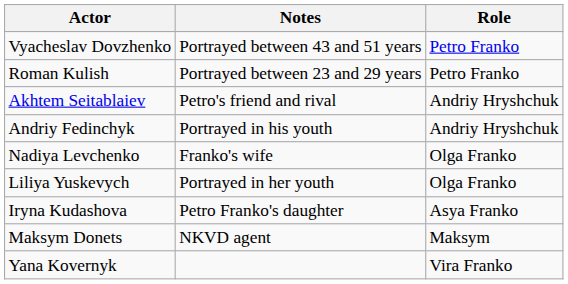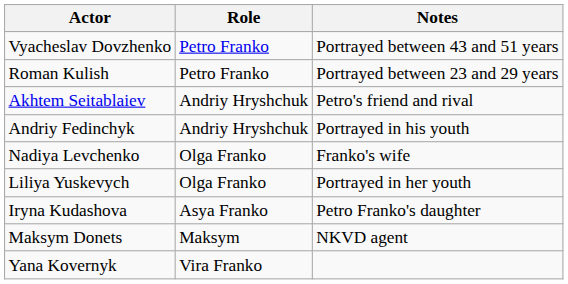columns swapped: (494, 18) <-> (300, 18)
